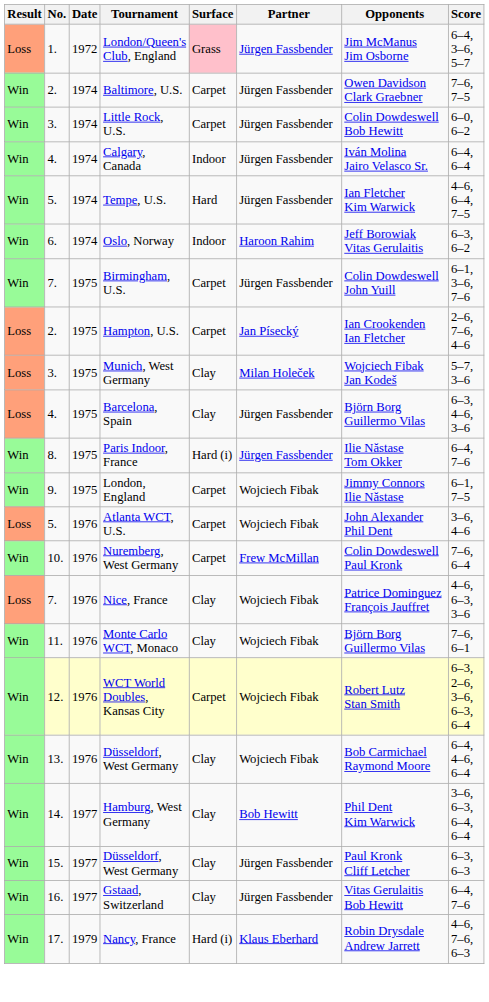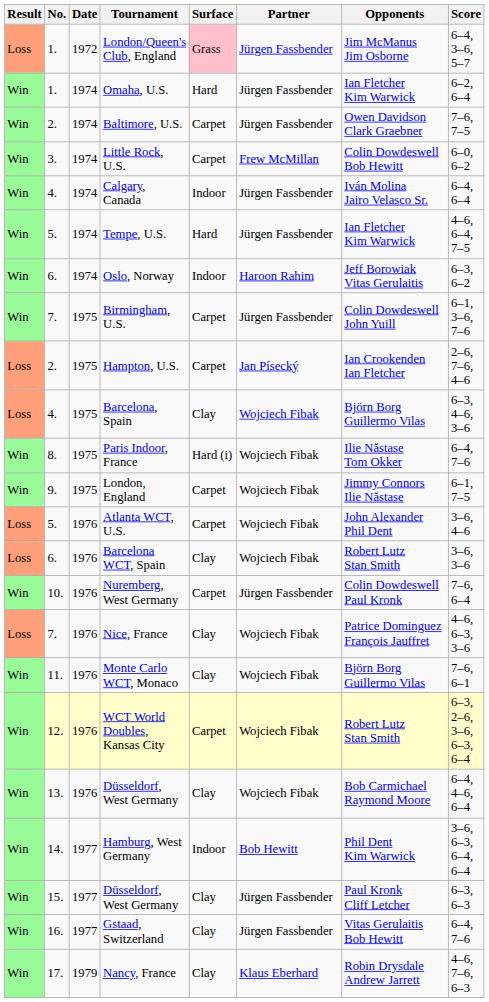+ row: (52, 90)
(286, 124) Jürgen Fassbender -> (279, 158) Frew McMillan
- row: (52, 372)
(286, 414) Jürgen Fassbender -> (279, 414) Wojciech Fibak
(286, 455) Jürgen Fassbender -> (279, 455) Wojciech Fibak
+ row: (52, 558)
(279, 558) Frew McMillan -> (286, 592) Jürgen Fassbender
(204, 814) Clay -> (209, 849) Indoor
(212, 939) Hard (i) -> (204, 973) Clay
